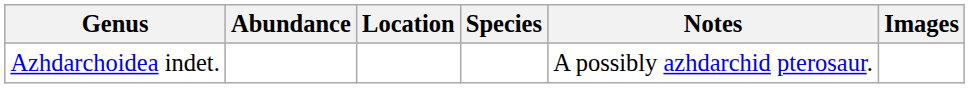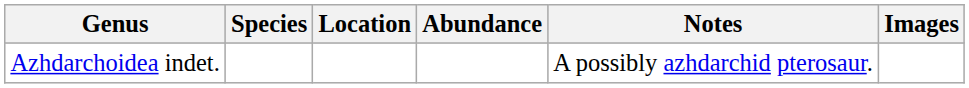columns swapped: (504, 23) <-> (291, 23)
